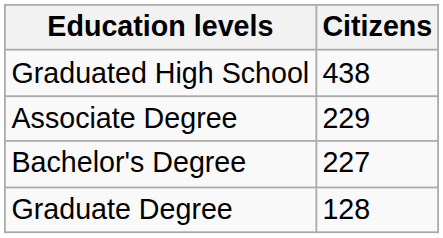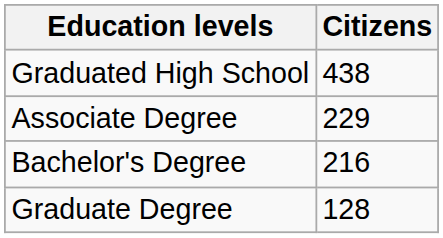(346, 163) 227 -> (346, 163) 216
